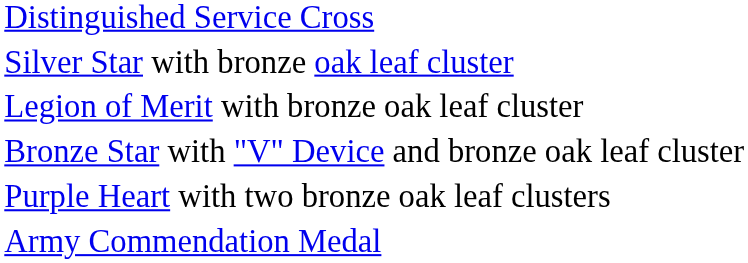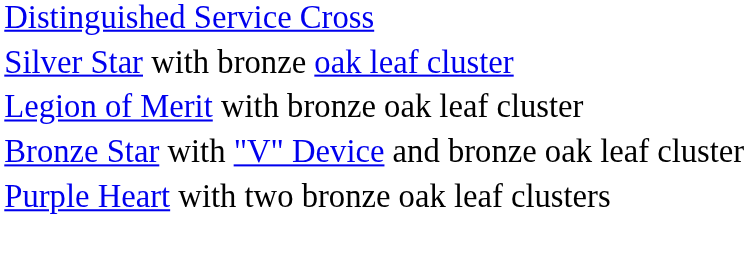- row: (193, 241)
